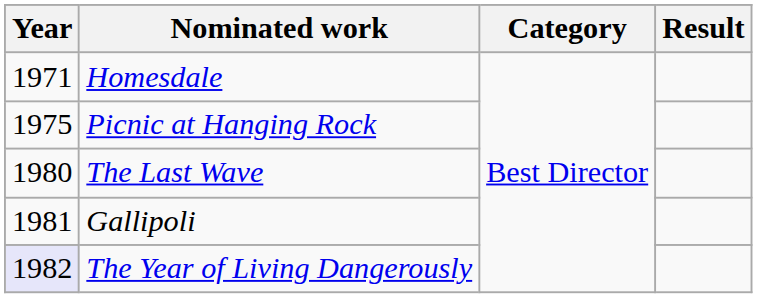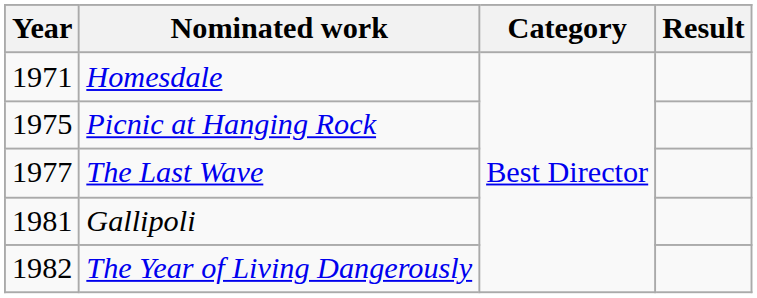(42, 172) 1980 -> (42, 172) 1977
(42, 268) lavender background -> (42, 268) no background
